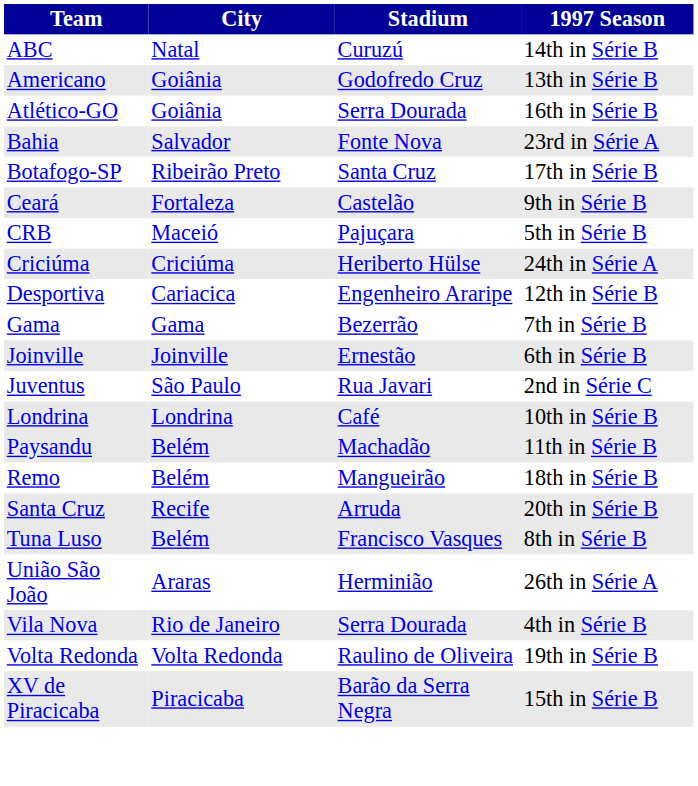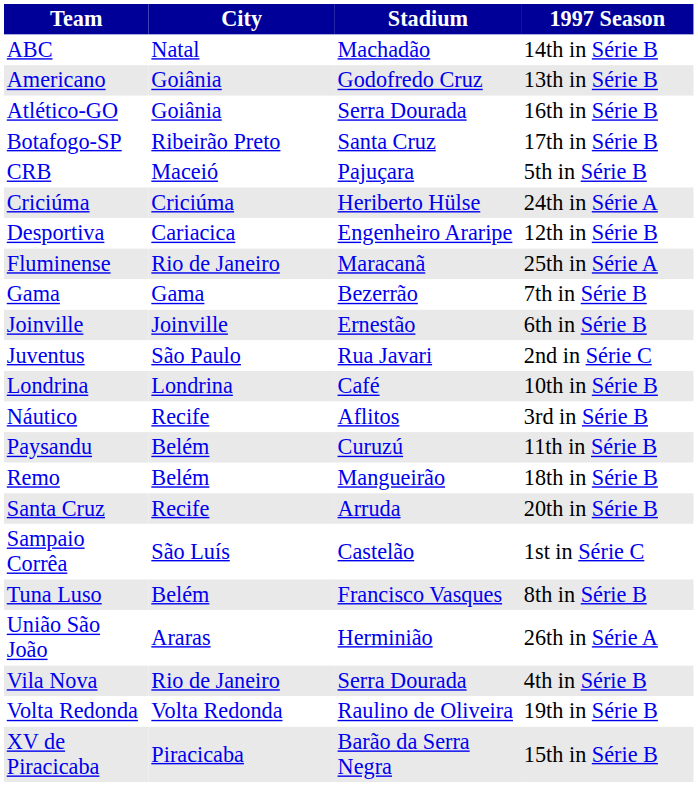(370, 49) Curuzú -> (384, 49) Machadão
- row: (33, 141)
- row: (33, 202)
+ row: (59, 263)
+ row: (42, 416)
(384, 447) Machadão -> (370, 447) Curuzú
+ row: (46, 551)
